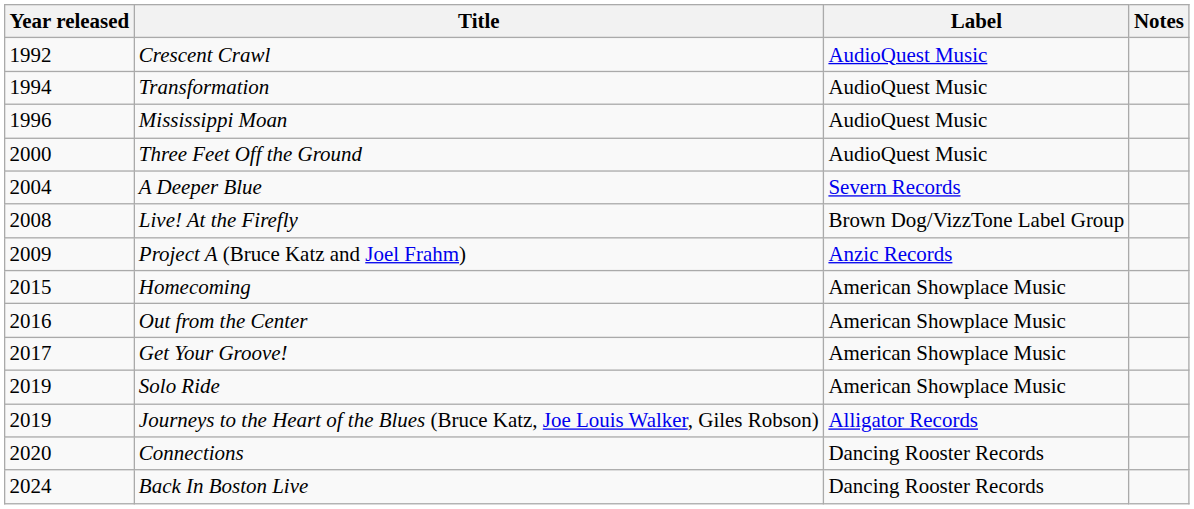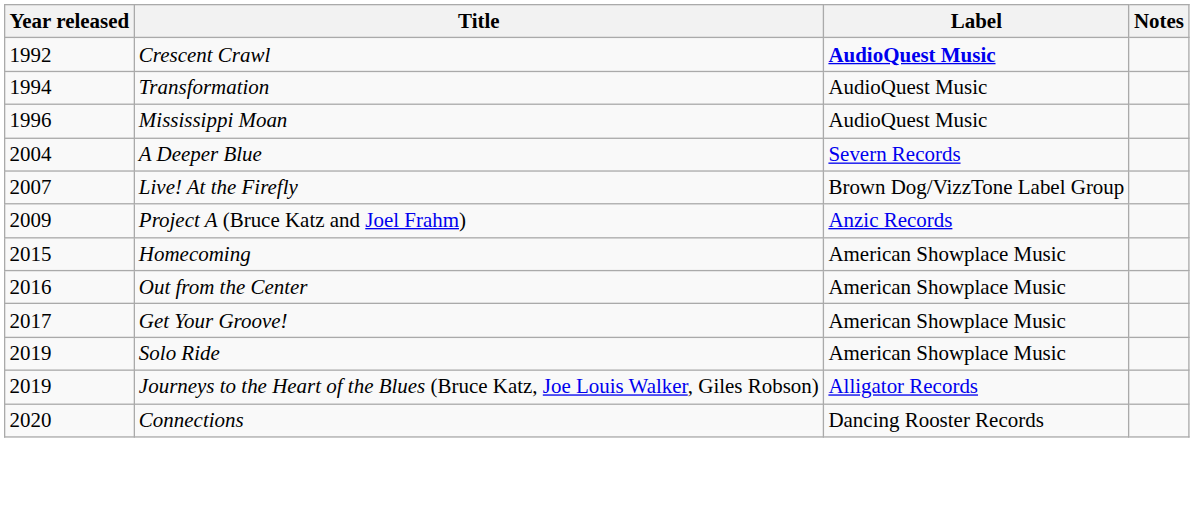(908, 54) normal -> (912, 54) bold
- row: (250, 154)
(30, 220) 2008 -> (30, 187) 2007
- row: (224, 486)
